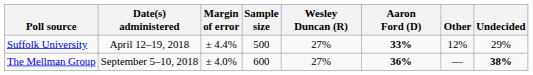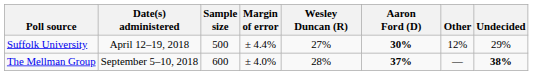columns swapped: (261, 20) <-> (221, 20)
(401, 44) 33% -> (401, 44) 30%
(321, 62) 27% -> (321, 62) 28%
(401, 62) 36% -> (401, 62) 37%
